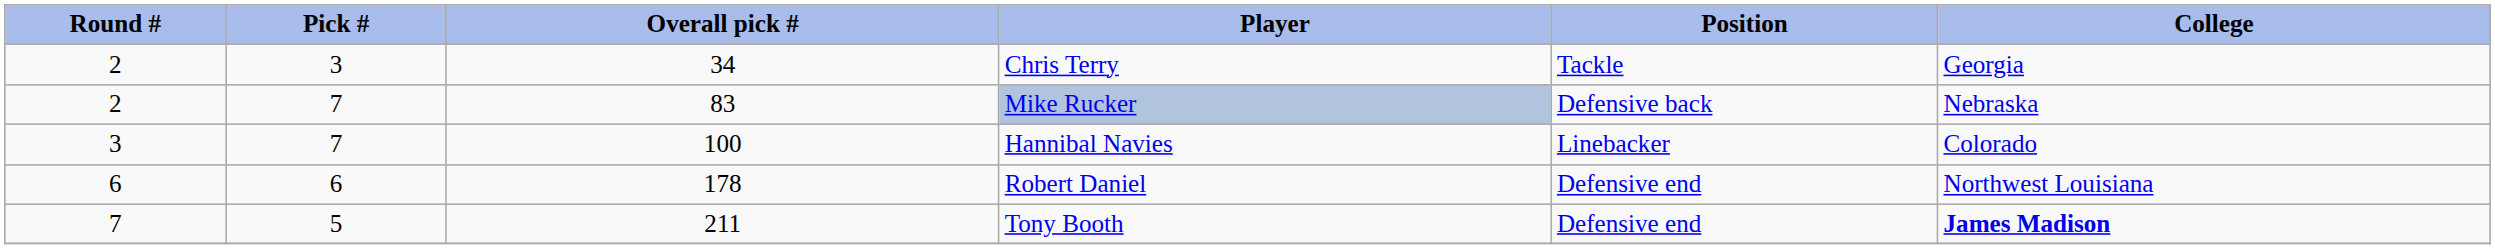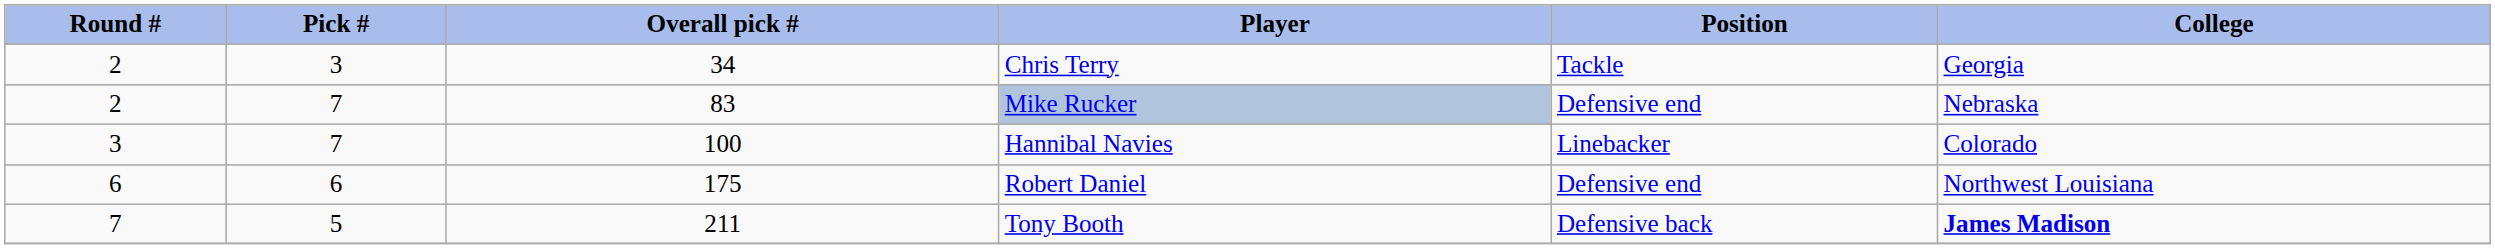(1635, 104) Defensive back -> (1629, 104) Defensive end
(723, 183) 178 -> (723, 183) 175
(1629, 223) Defensive end -> (1635, 223) Defensive back
